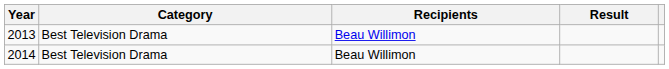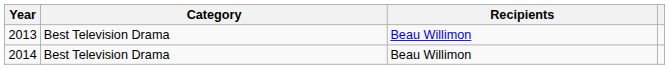- column: (609, 15)
